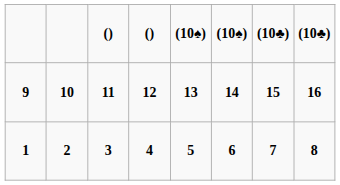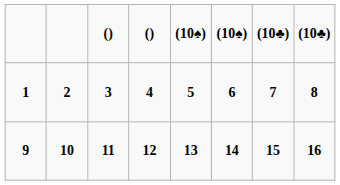rows swapped: (26, 151) <-> (26, 92)
